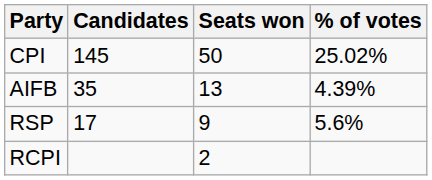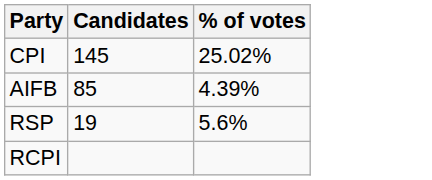- column: (252, 21)
(85, 89) 35 -> (85, 89) 85
(85, 123) 17 -> (85, 123) 19
